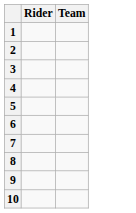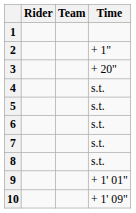+ column: (109, 13)
